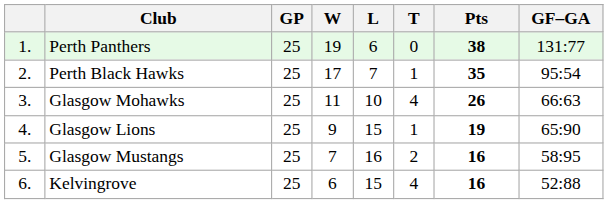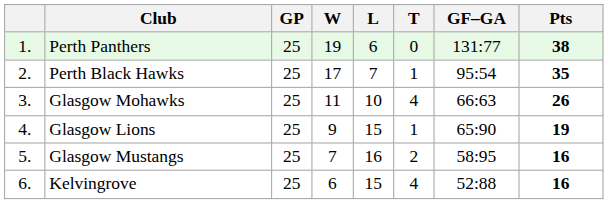columns swapped: (561, 18) <-> (476, 18)
